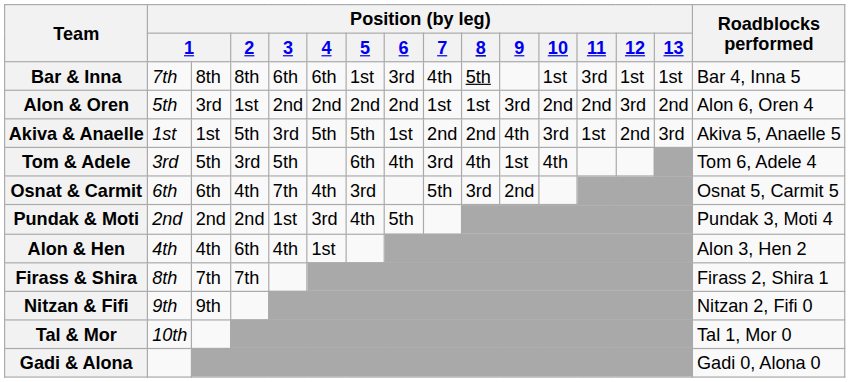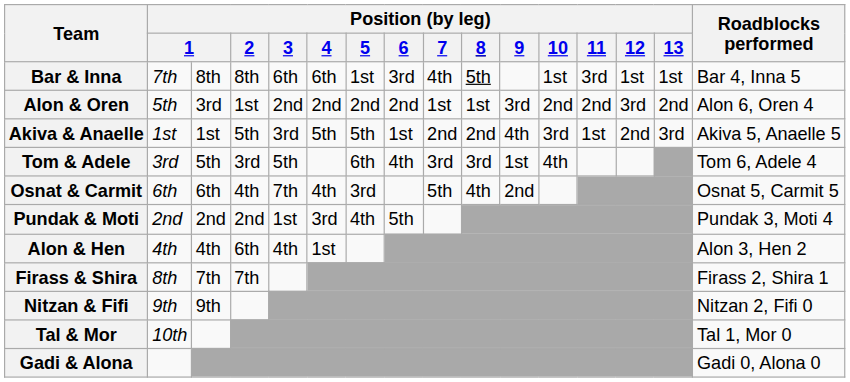(478, 162) 4th -> (479, 162) 3rd
(479, 191) 3rd -> (478, 191) 4th
